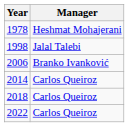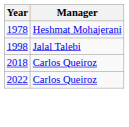- row: (17, 63)
- row: (17, 79)
